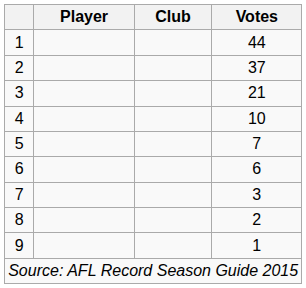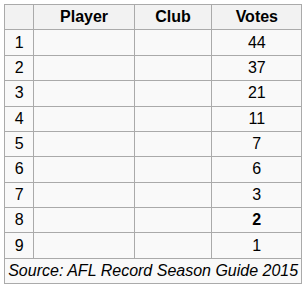(257, 118) 10 -> (257, 118) 11
(257, 220) normal -> (257, 220) bold
